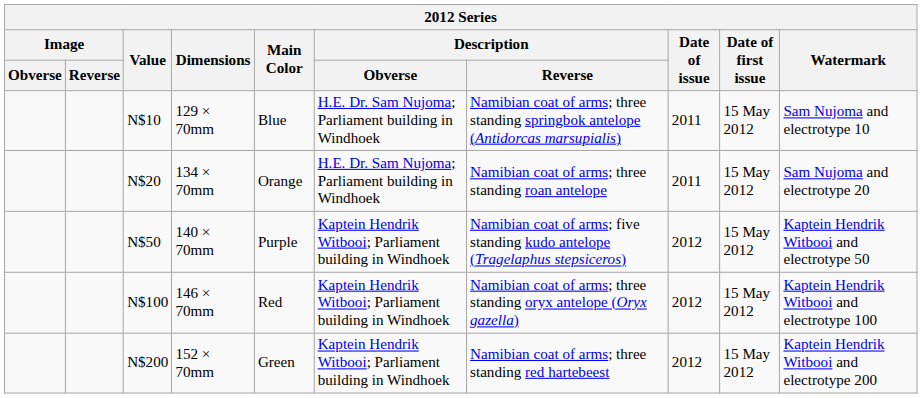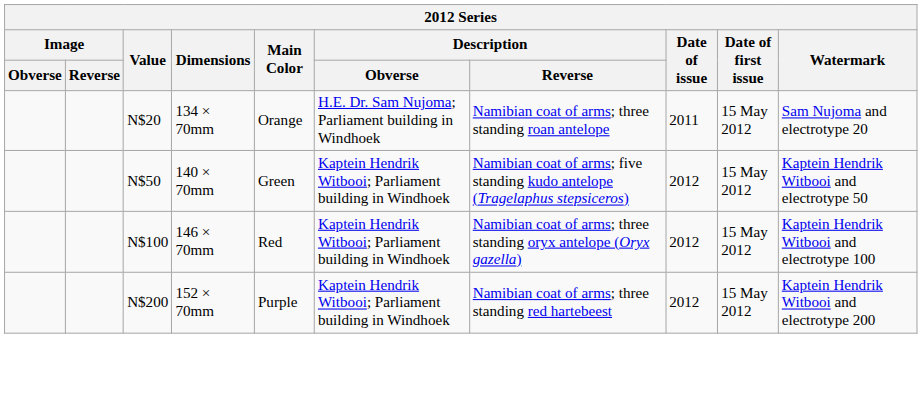- row: (195, 120)
(278, 242) Purple -> (276, 181) Green
(276, 363) Green -> (278, 302) Purple
